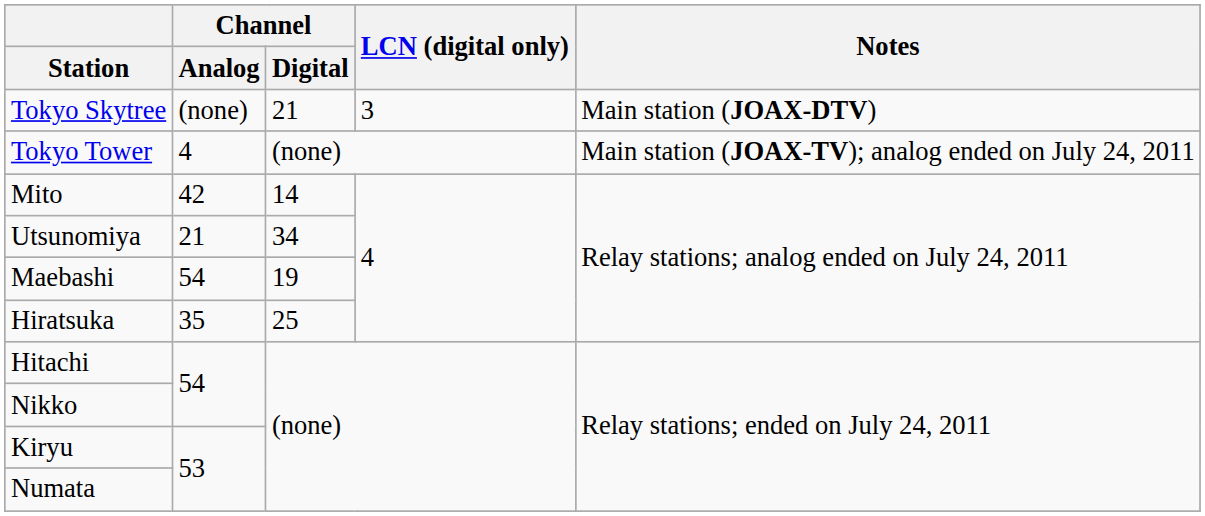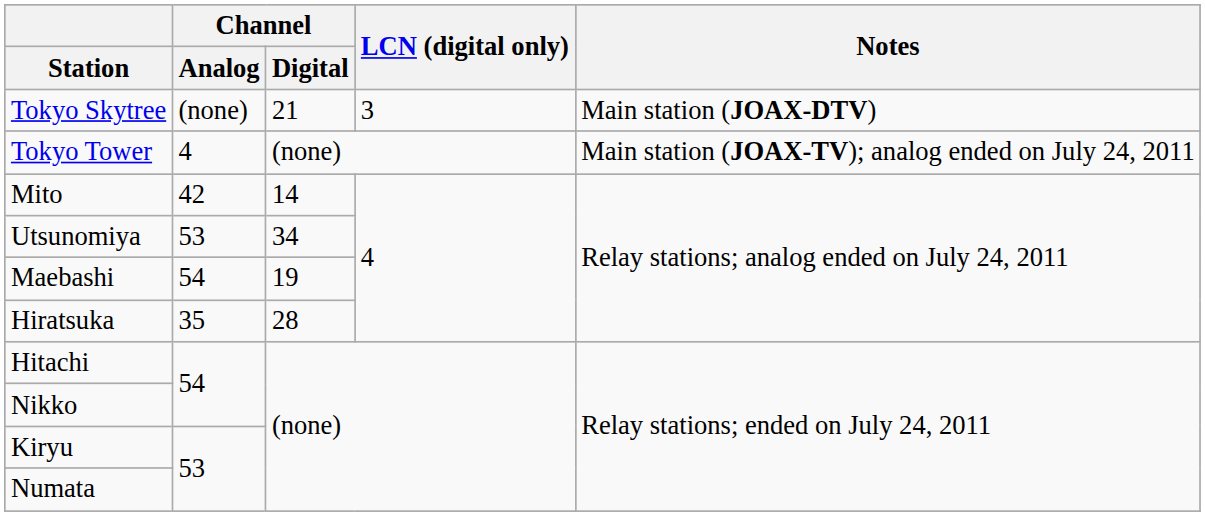(192, 236) 21 -> (192, 236) 53
(285, 320) 25 -> (285, 320) 28
